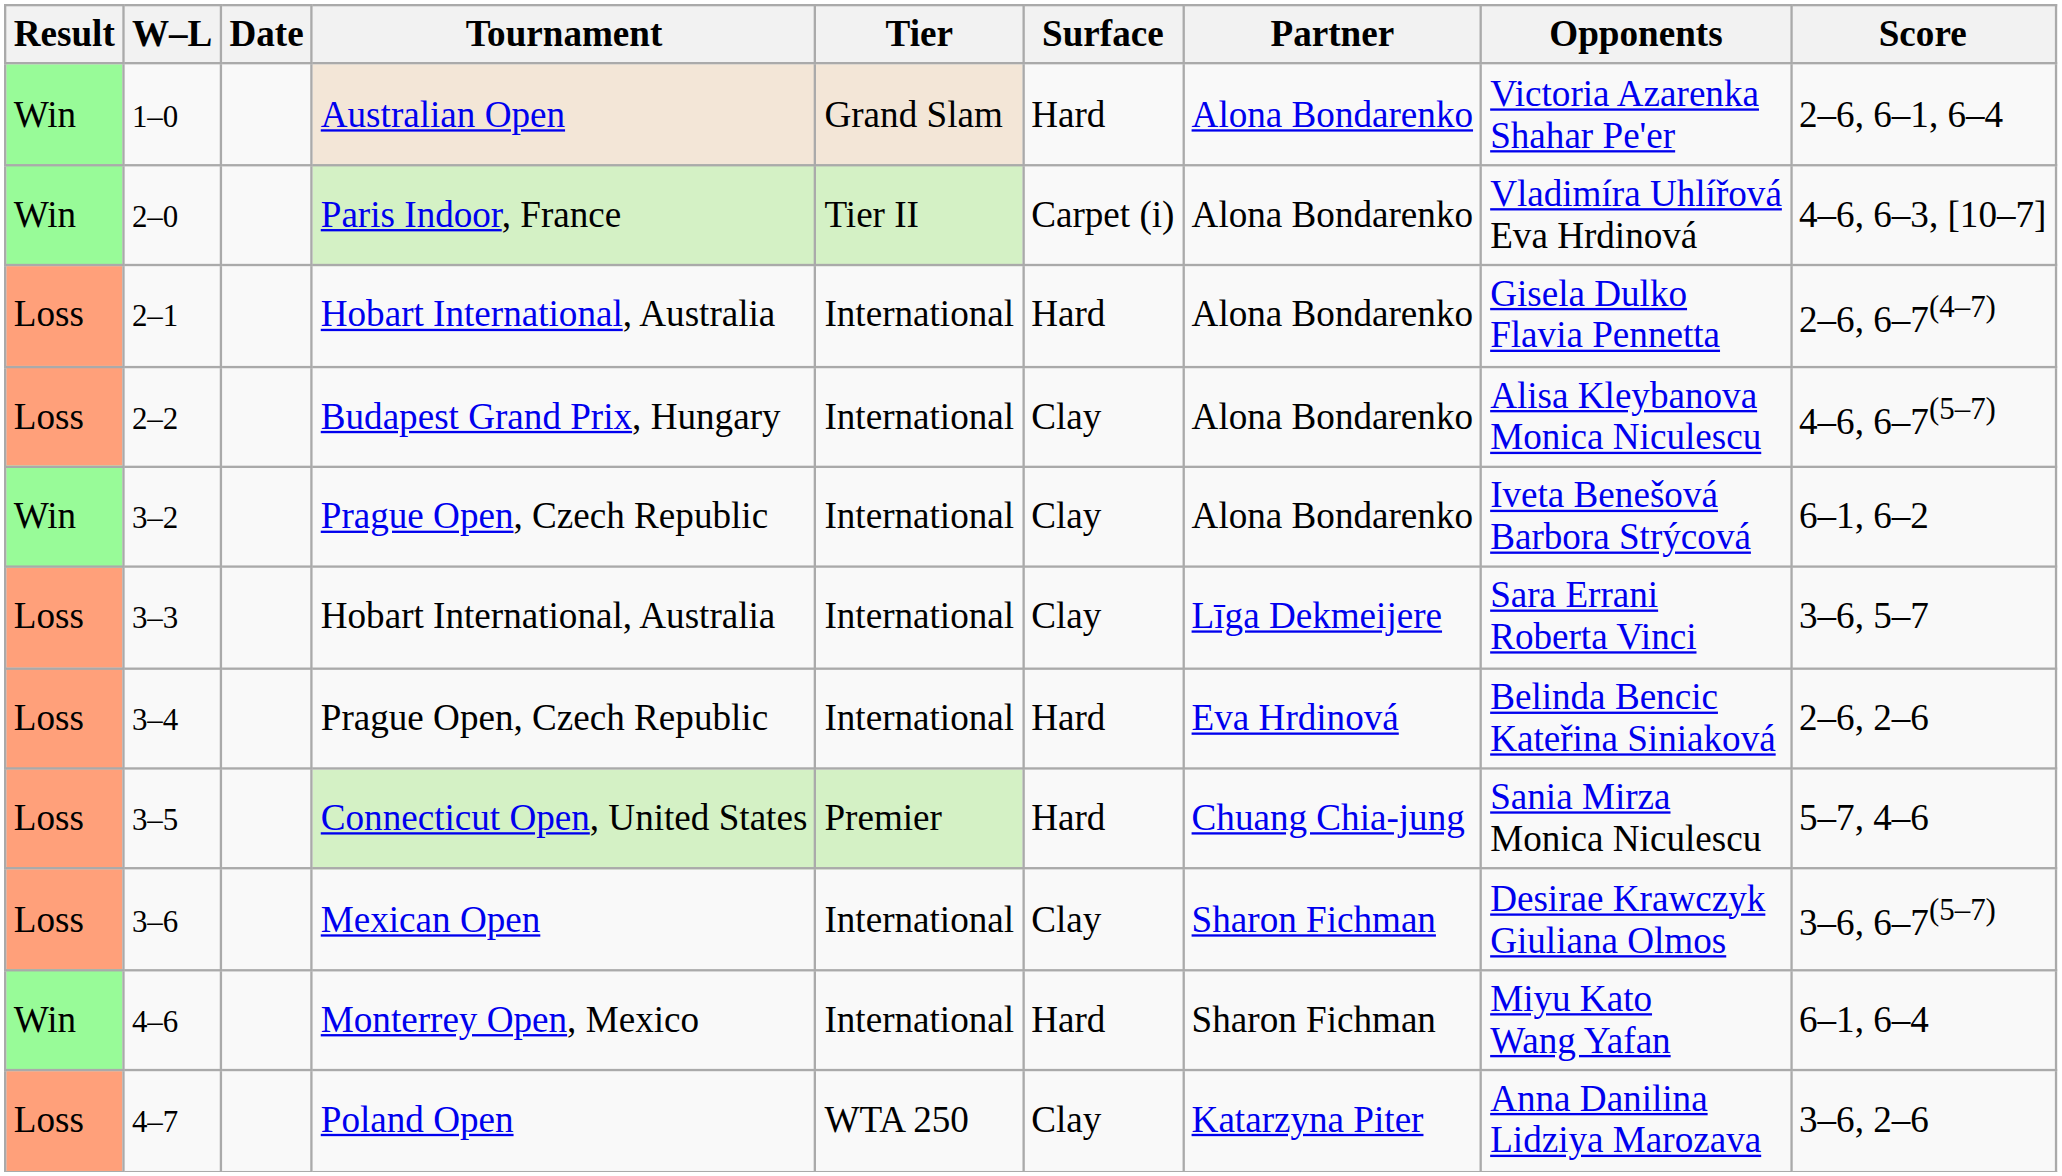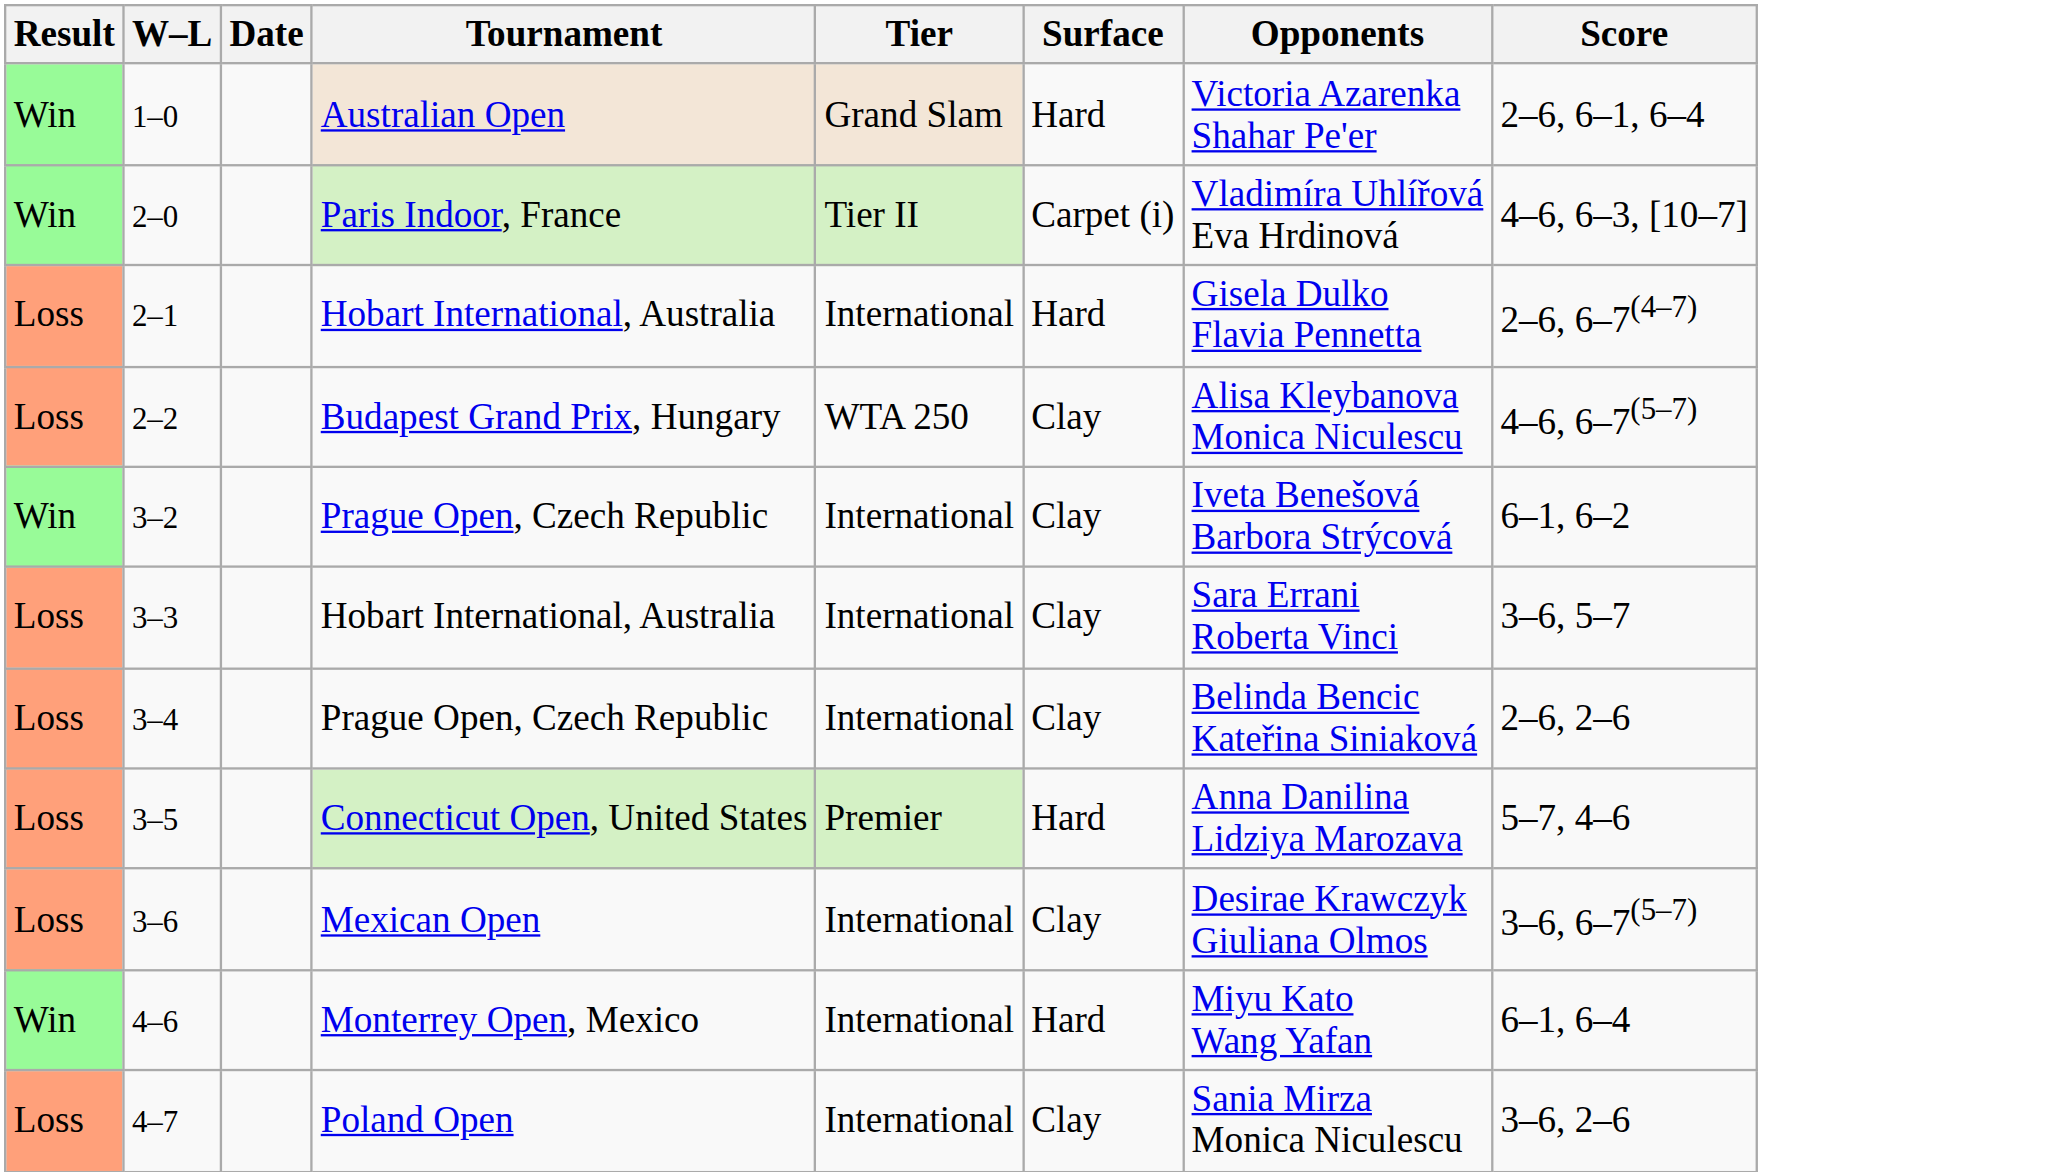- column: (1332, 33)
(919, 415) International -> (897, 415) WTA 250
(1068, 717) Hard -> (1066, 717) Clay
(1626, 818) Sania Mirza Monica Niculescu -> (1327, 818) Anna Danilina Lidziya Marozava
(897, 1119) WTA 250 -> (919, 1119) International
(1626, 1119) Anna Danilina Lidziya Marozava -> (1327, 1119) Sania Mirza Monica Niculescu
